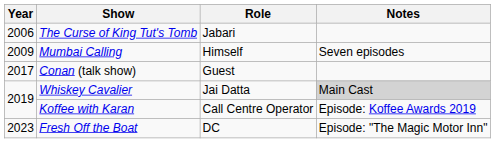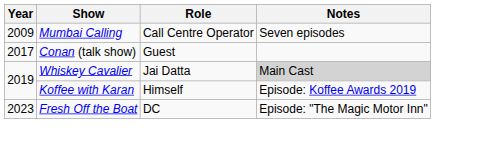- row: (118, 33)
(223, 52) Himself -> (198, 33) Call Centre Operator
(258, 109) Call Centre Operator -> (163, 90) Himself
